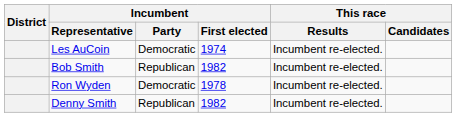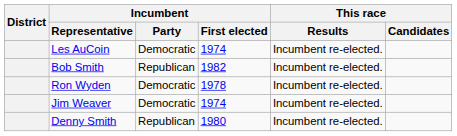+ row: (81, 103)
(213, 103) 1982 -> (213, 121) 1980
